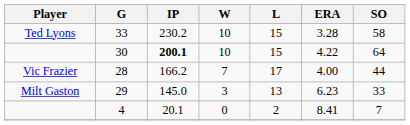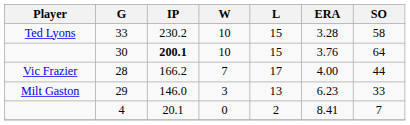(327, 52) 4.22 -> (327, 52) 3.76
(173, 91) 145.0 -> (173, 91) 146.0
